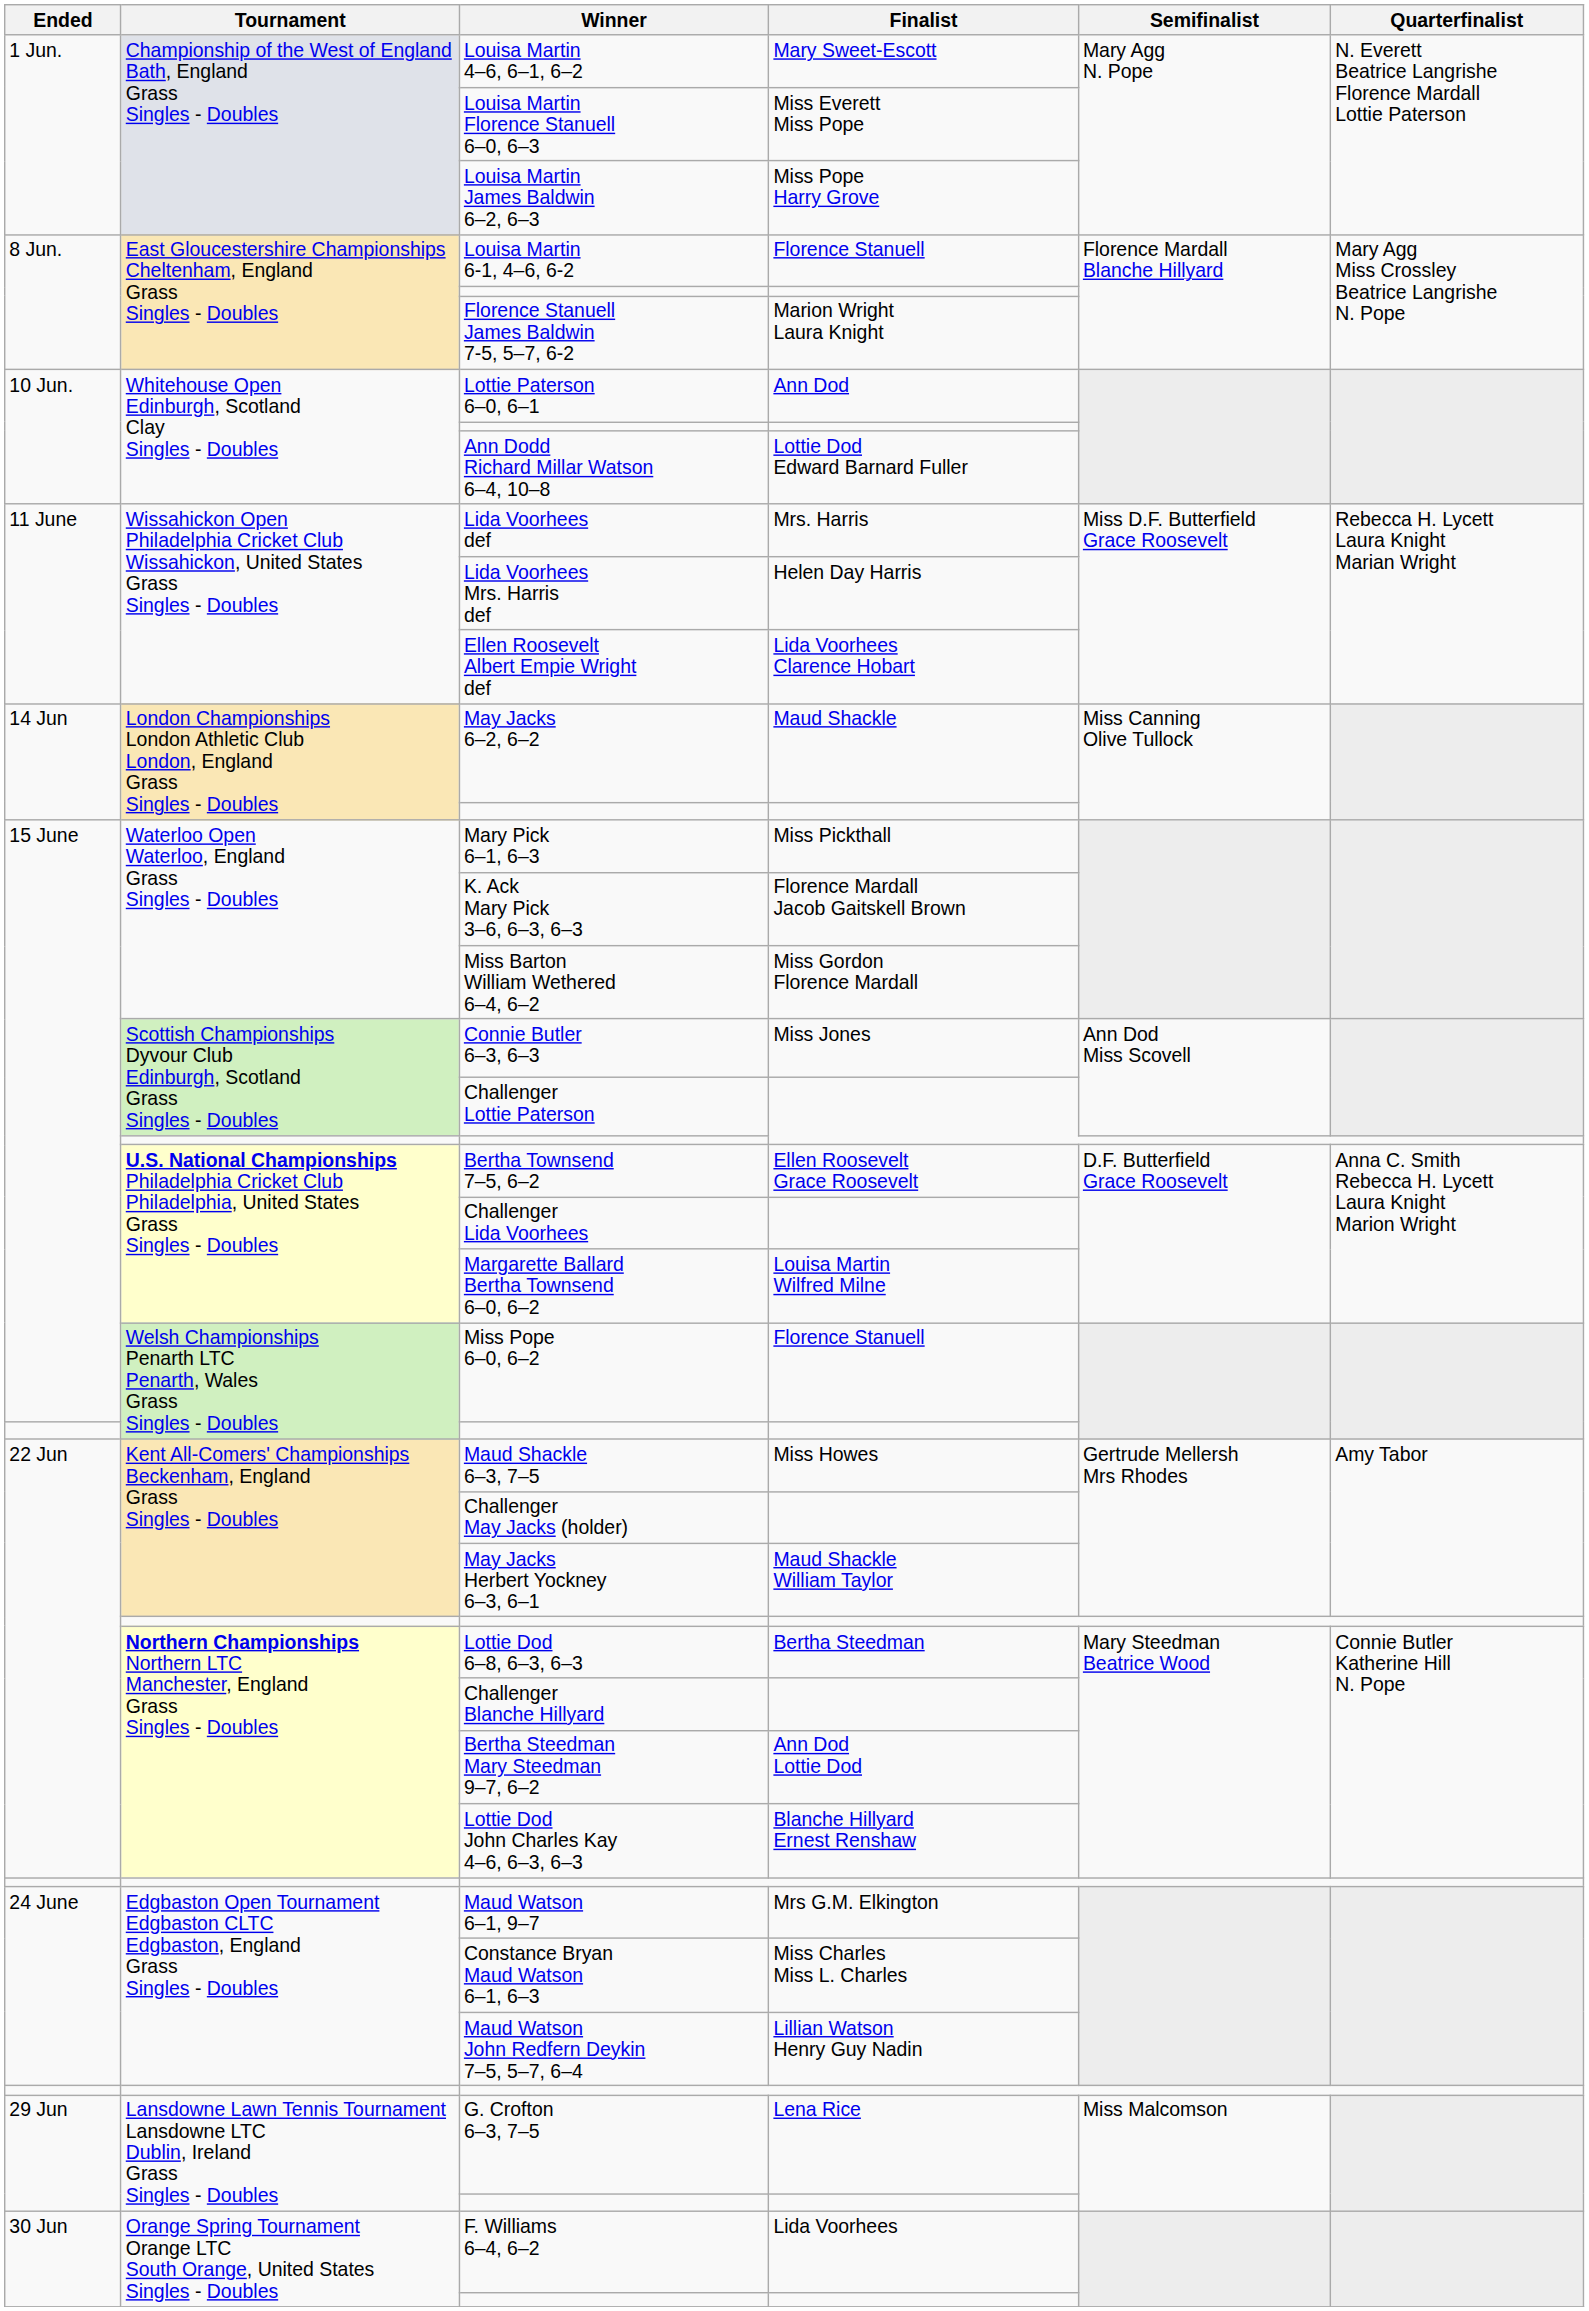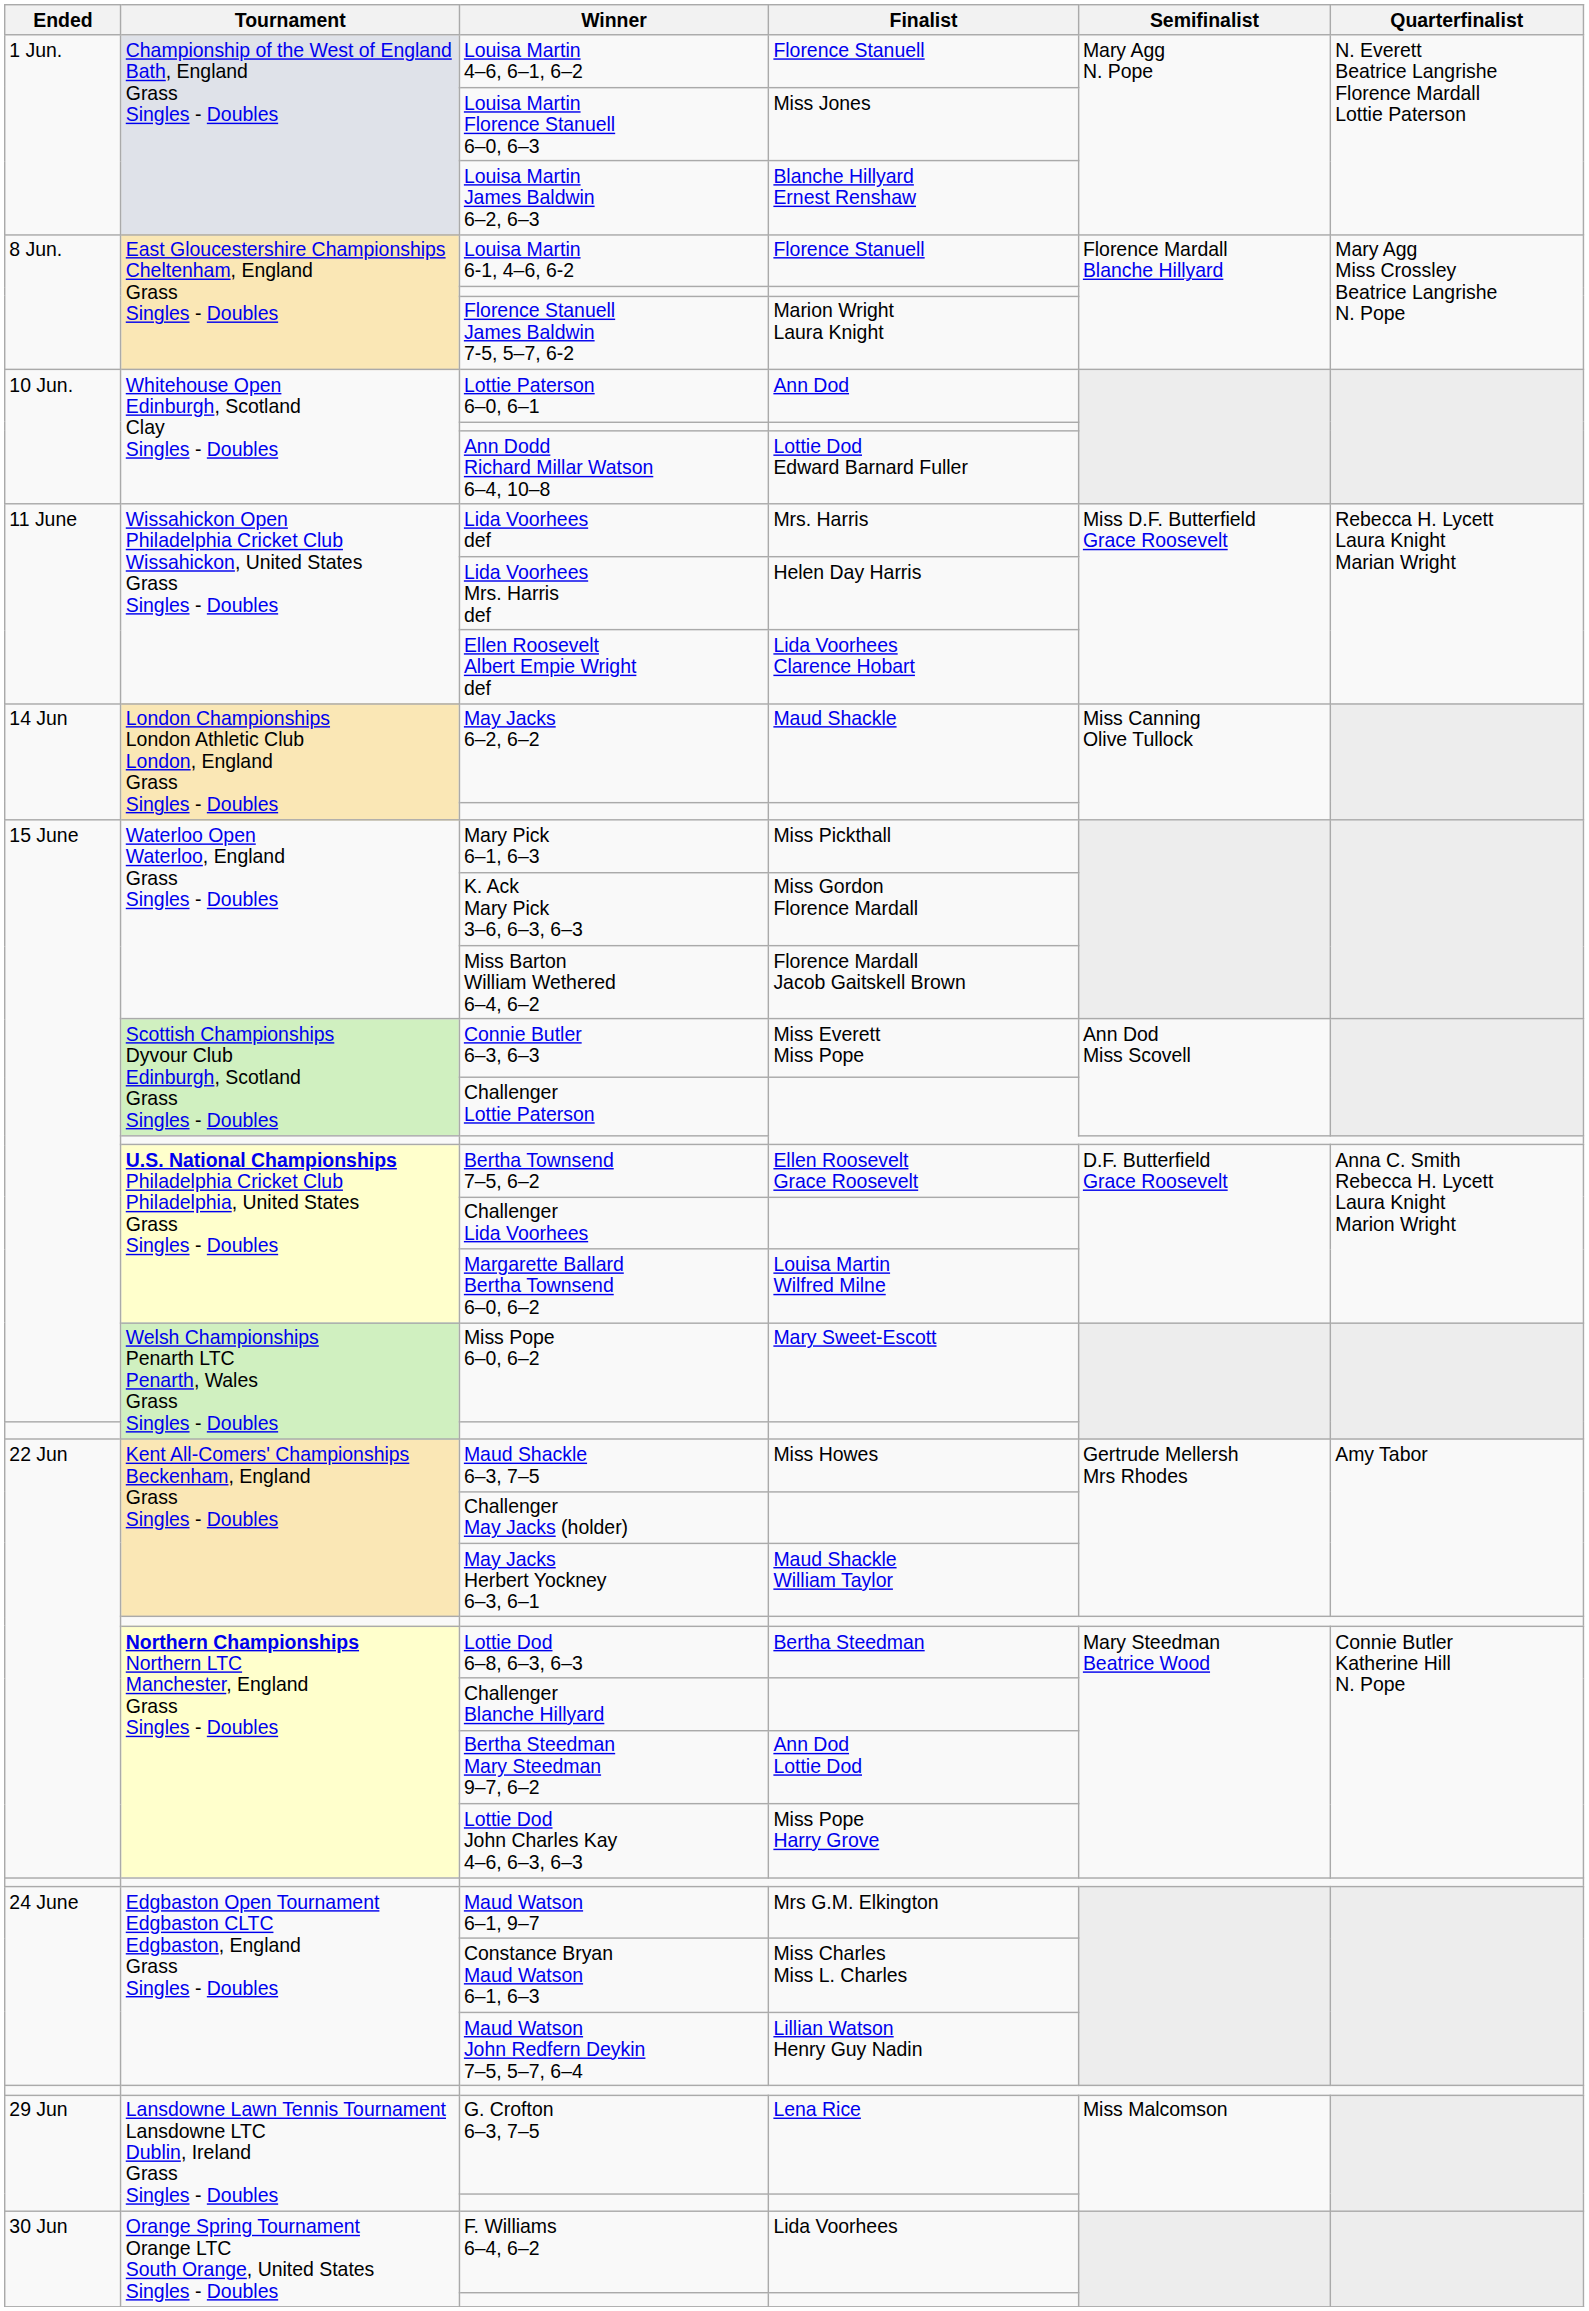(855, 50) Mary Sweet-Escott -> (849, 50) Florence Stanuell
(827, 113) Miss Everett Miss Pope -> (822, 102) Miss Jones
(826, 187) Miss Pope Harry Grove -> (845, 187) Blanche Hillyard Ernest Renshaw
(870, 898) Florence Mardall Jacob Gaitskell Brown -> (846, 898) Miss Gordon Florence Mardall
(846, 971) Miss Gordon Florence Mardall -> (870, 971) Florence Mardall Jacob Gaitskell Brown
(822, 1034) Miss Jones -> (827, 1045) Miss Everett Miss Pope
(849, 1338) Florence Stanuell -> (855, 1338) Mary Sweet-Escott
(845, 1829) Blanche Hillyard Ernest Renshaw -> (826, 1829) Miss Pope Harry Grove
